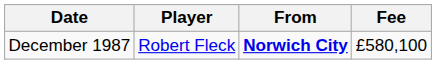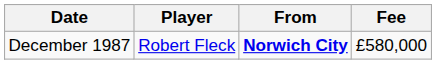(391, 45) £580,100 -> (391, 45) £580,000
